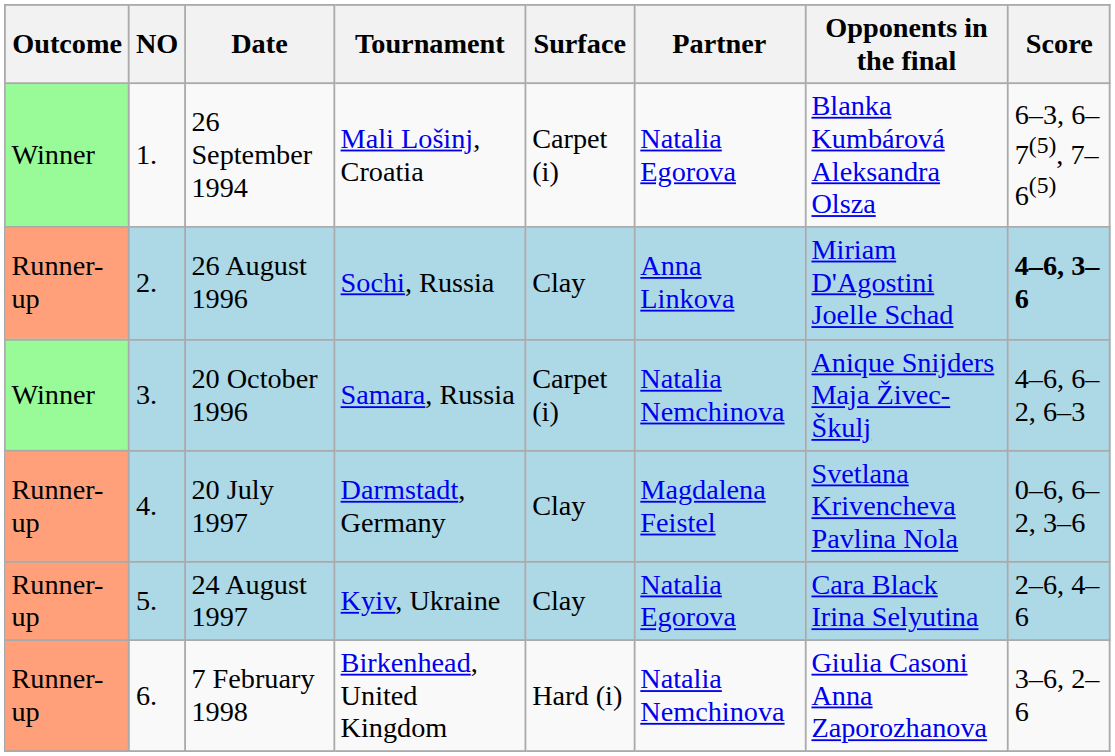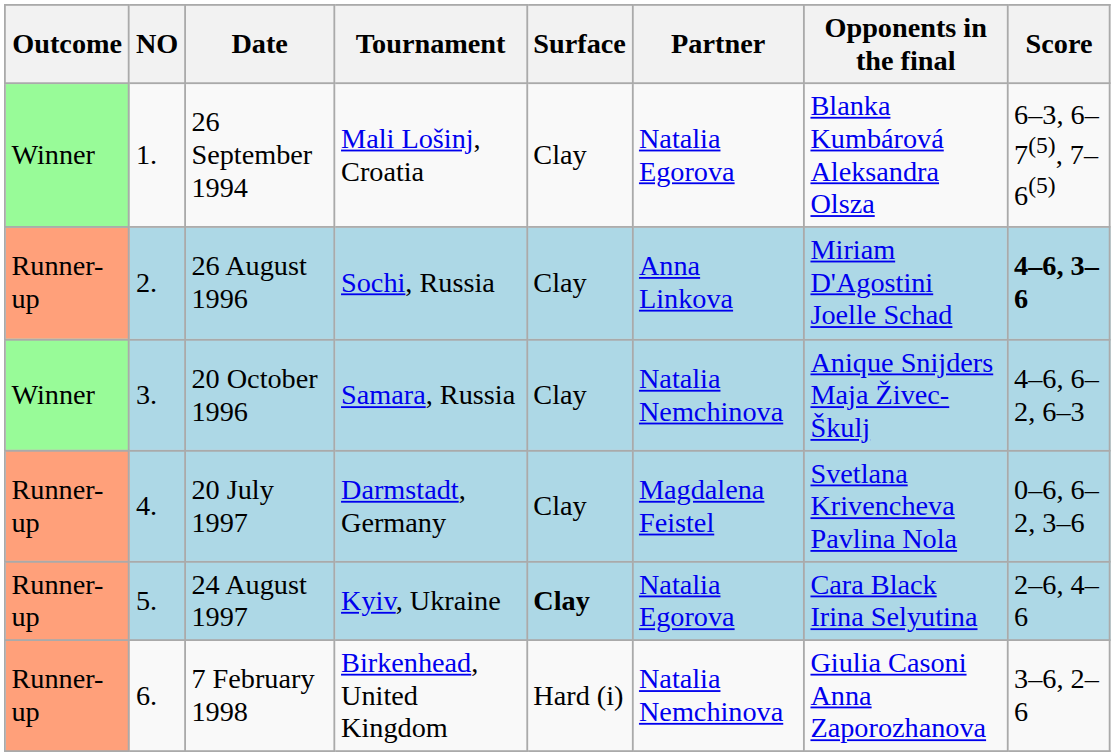(570, 154) Carpet (i) -> (560, 154) Clay
(570, 393) Carpet (i) -> (560, 393) Clay
(559, 600) normal -> (562, 600) bold
